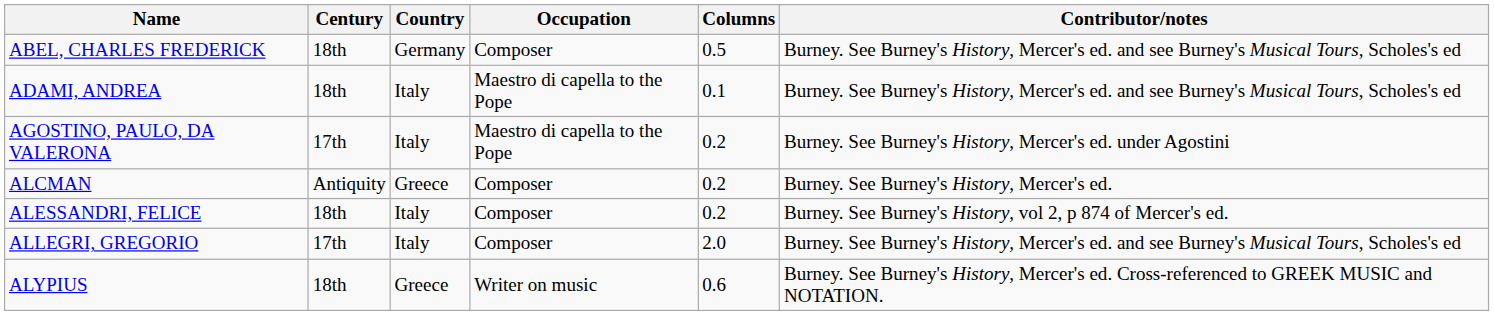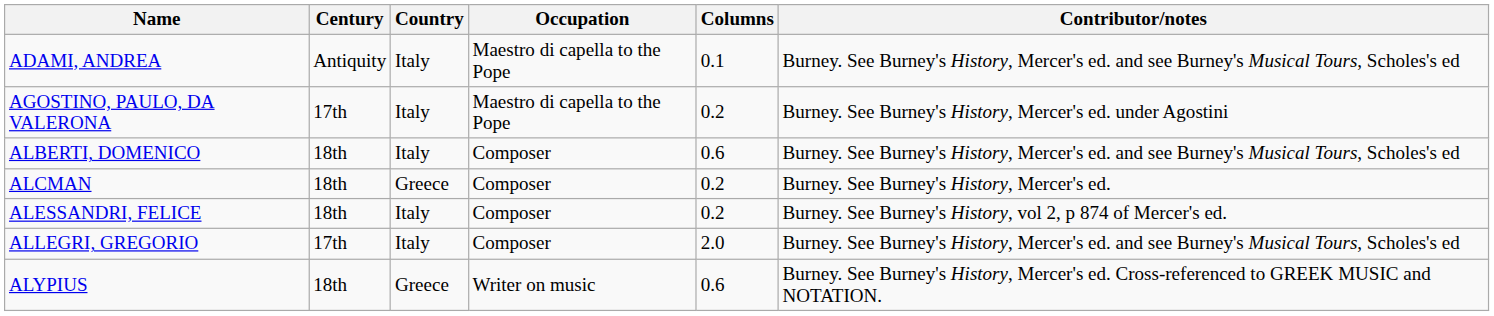- row: (137, 49)
(330, 90) 18th -> (350, 60) Antiquity
+ row: (105, 153)
(349, 183) Antiquity -> (330, 183) 18th
